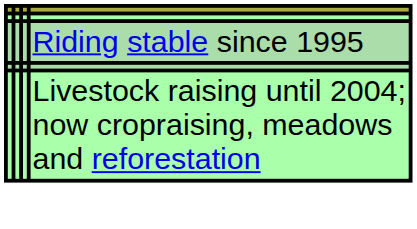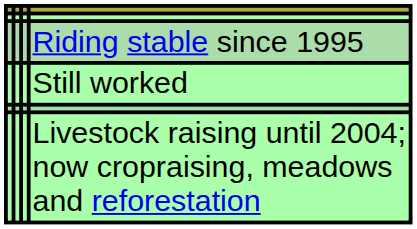+ row: (10, 84)
